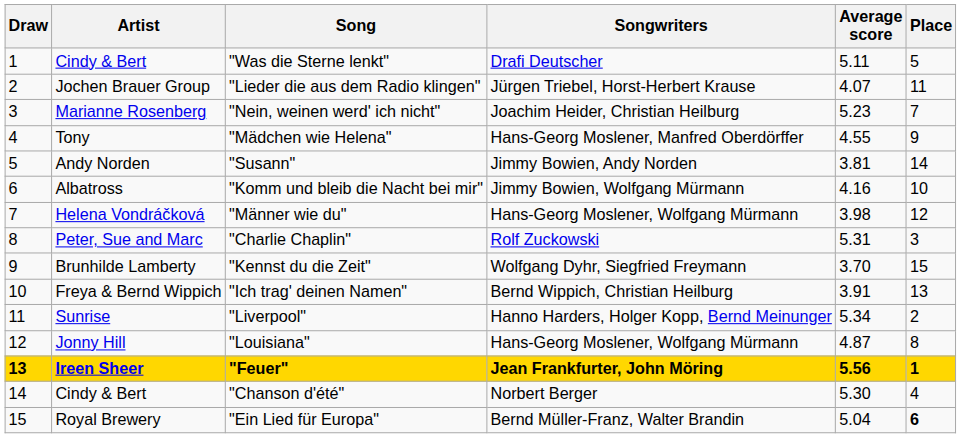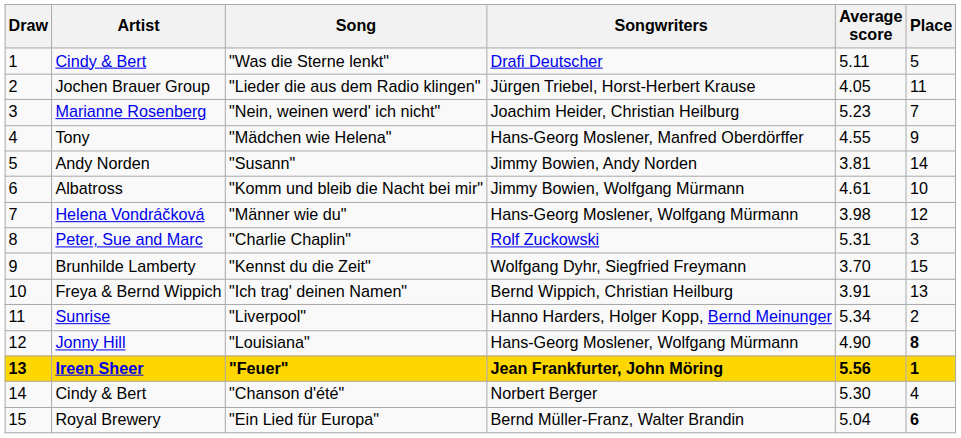(855, 86) 4.07 -> (855, 86) 4.05
(855, 189) 4.16 -> (855, 189) 4.61
(855, 343) 4.87 -> (855, 343) 4.90
(914, 343) normal -> (914, 343) bold
